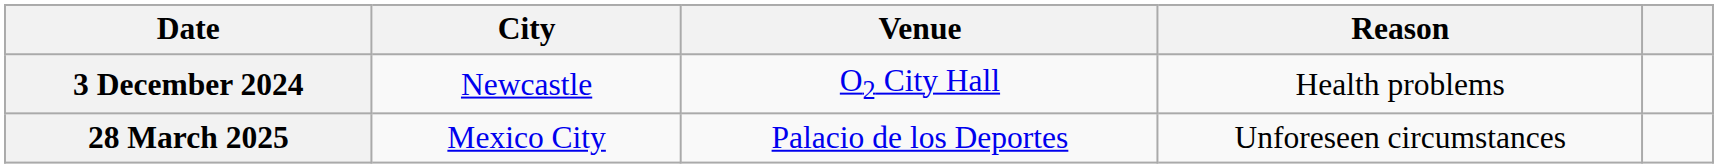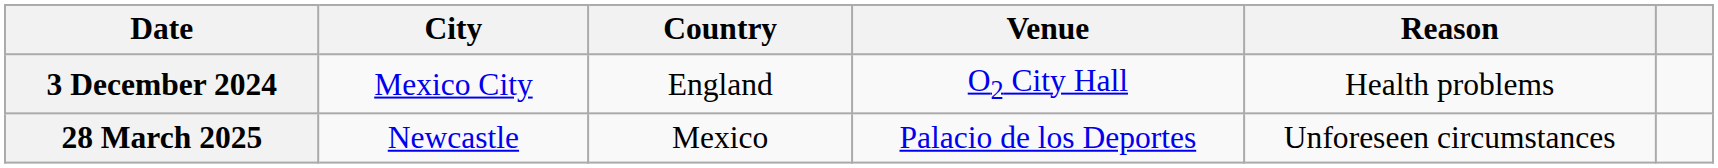+ column: (720, 29)
(527, 83) Newcastle -> (453, 83) Mexico City
(527, 137) Mexico City -> (453, 137) Newcastle
